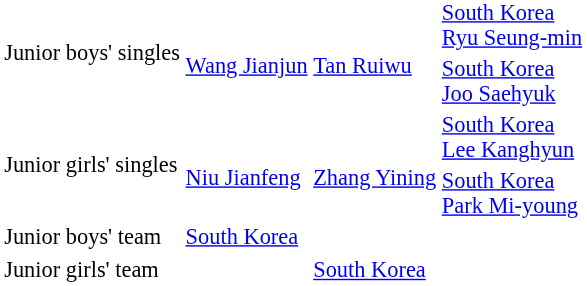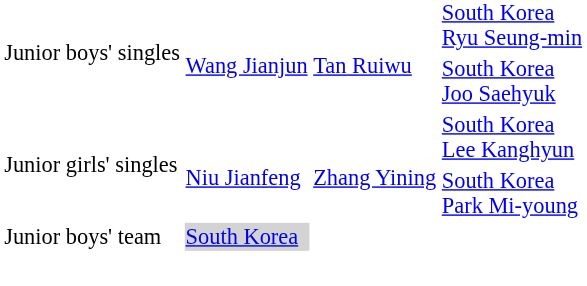(242, 236) no background -> (242, 236) lightgrey background
- row: (81, 270)
